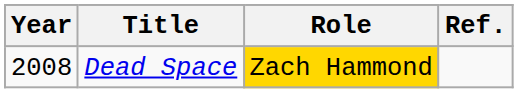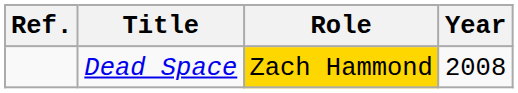columns swapped: (42, 26) <-> (476, 26)
